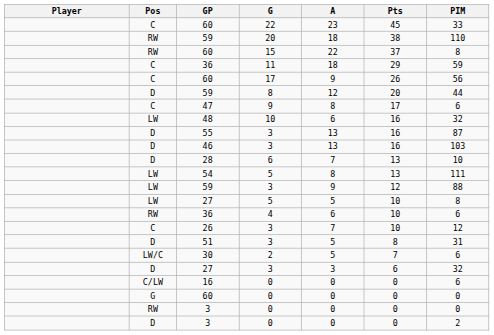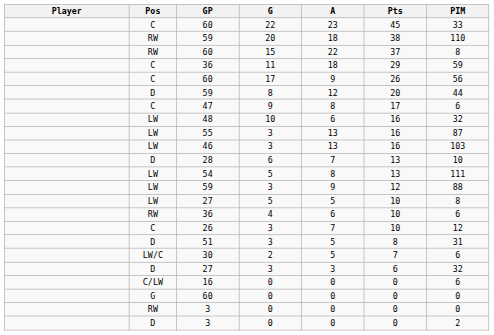(153, 133) D -> (153, 133) LW
(153, 147) D -> (153, 147) LW
